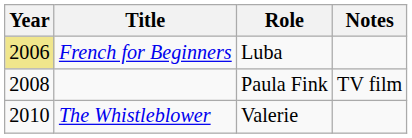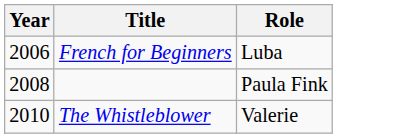- column: (370, 20)
(29, 52) khaki background -> (29, 52) no background
